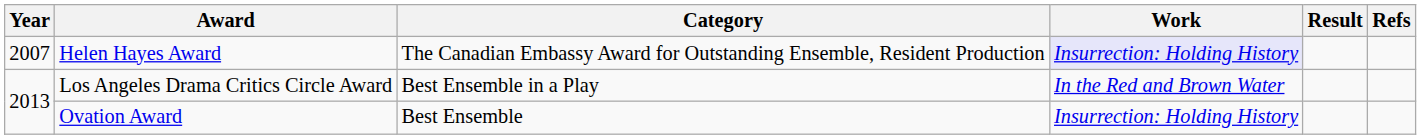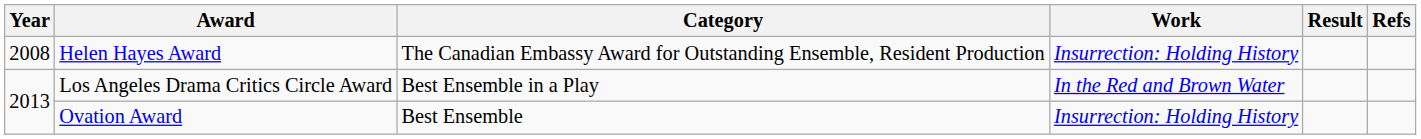(30, 52) 2007 -> (30, 52) 2008
(1176, 52) lavender background -> (1176, 52) no background
